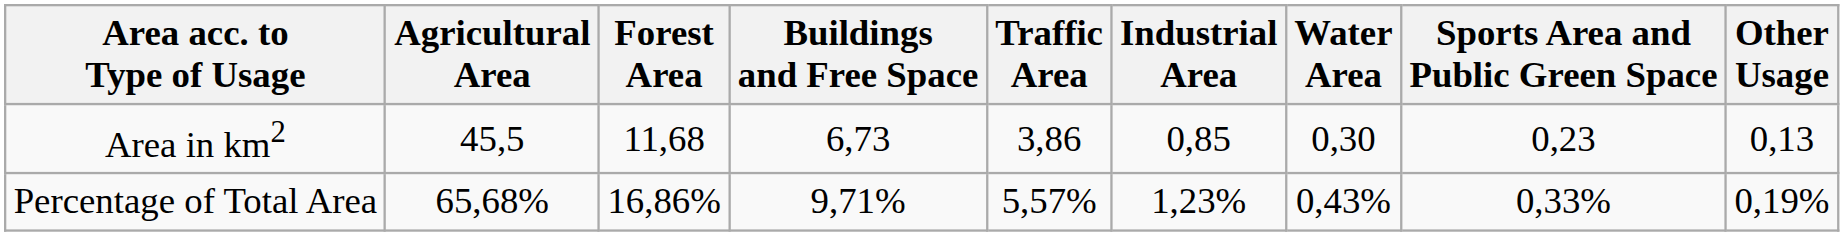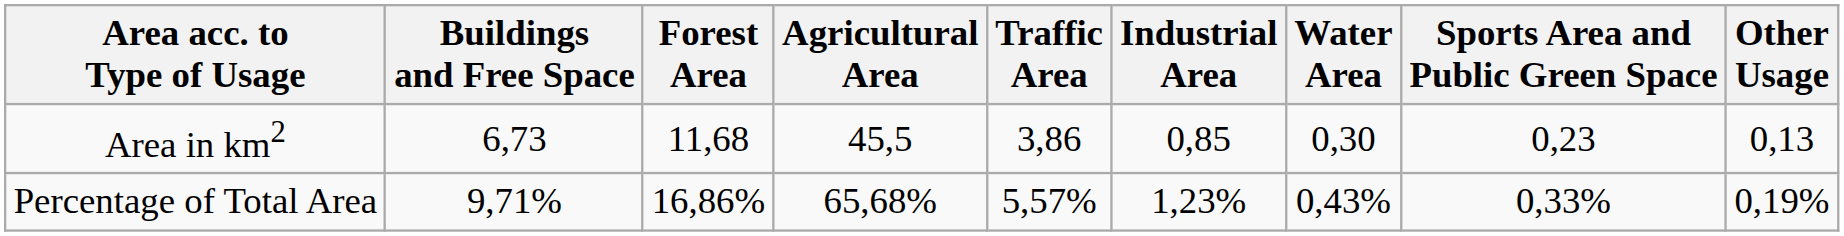columns swapped: (492, 54) <-> (858, 54)
